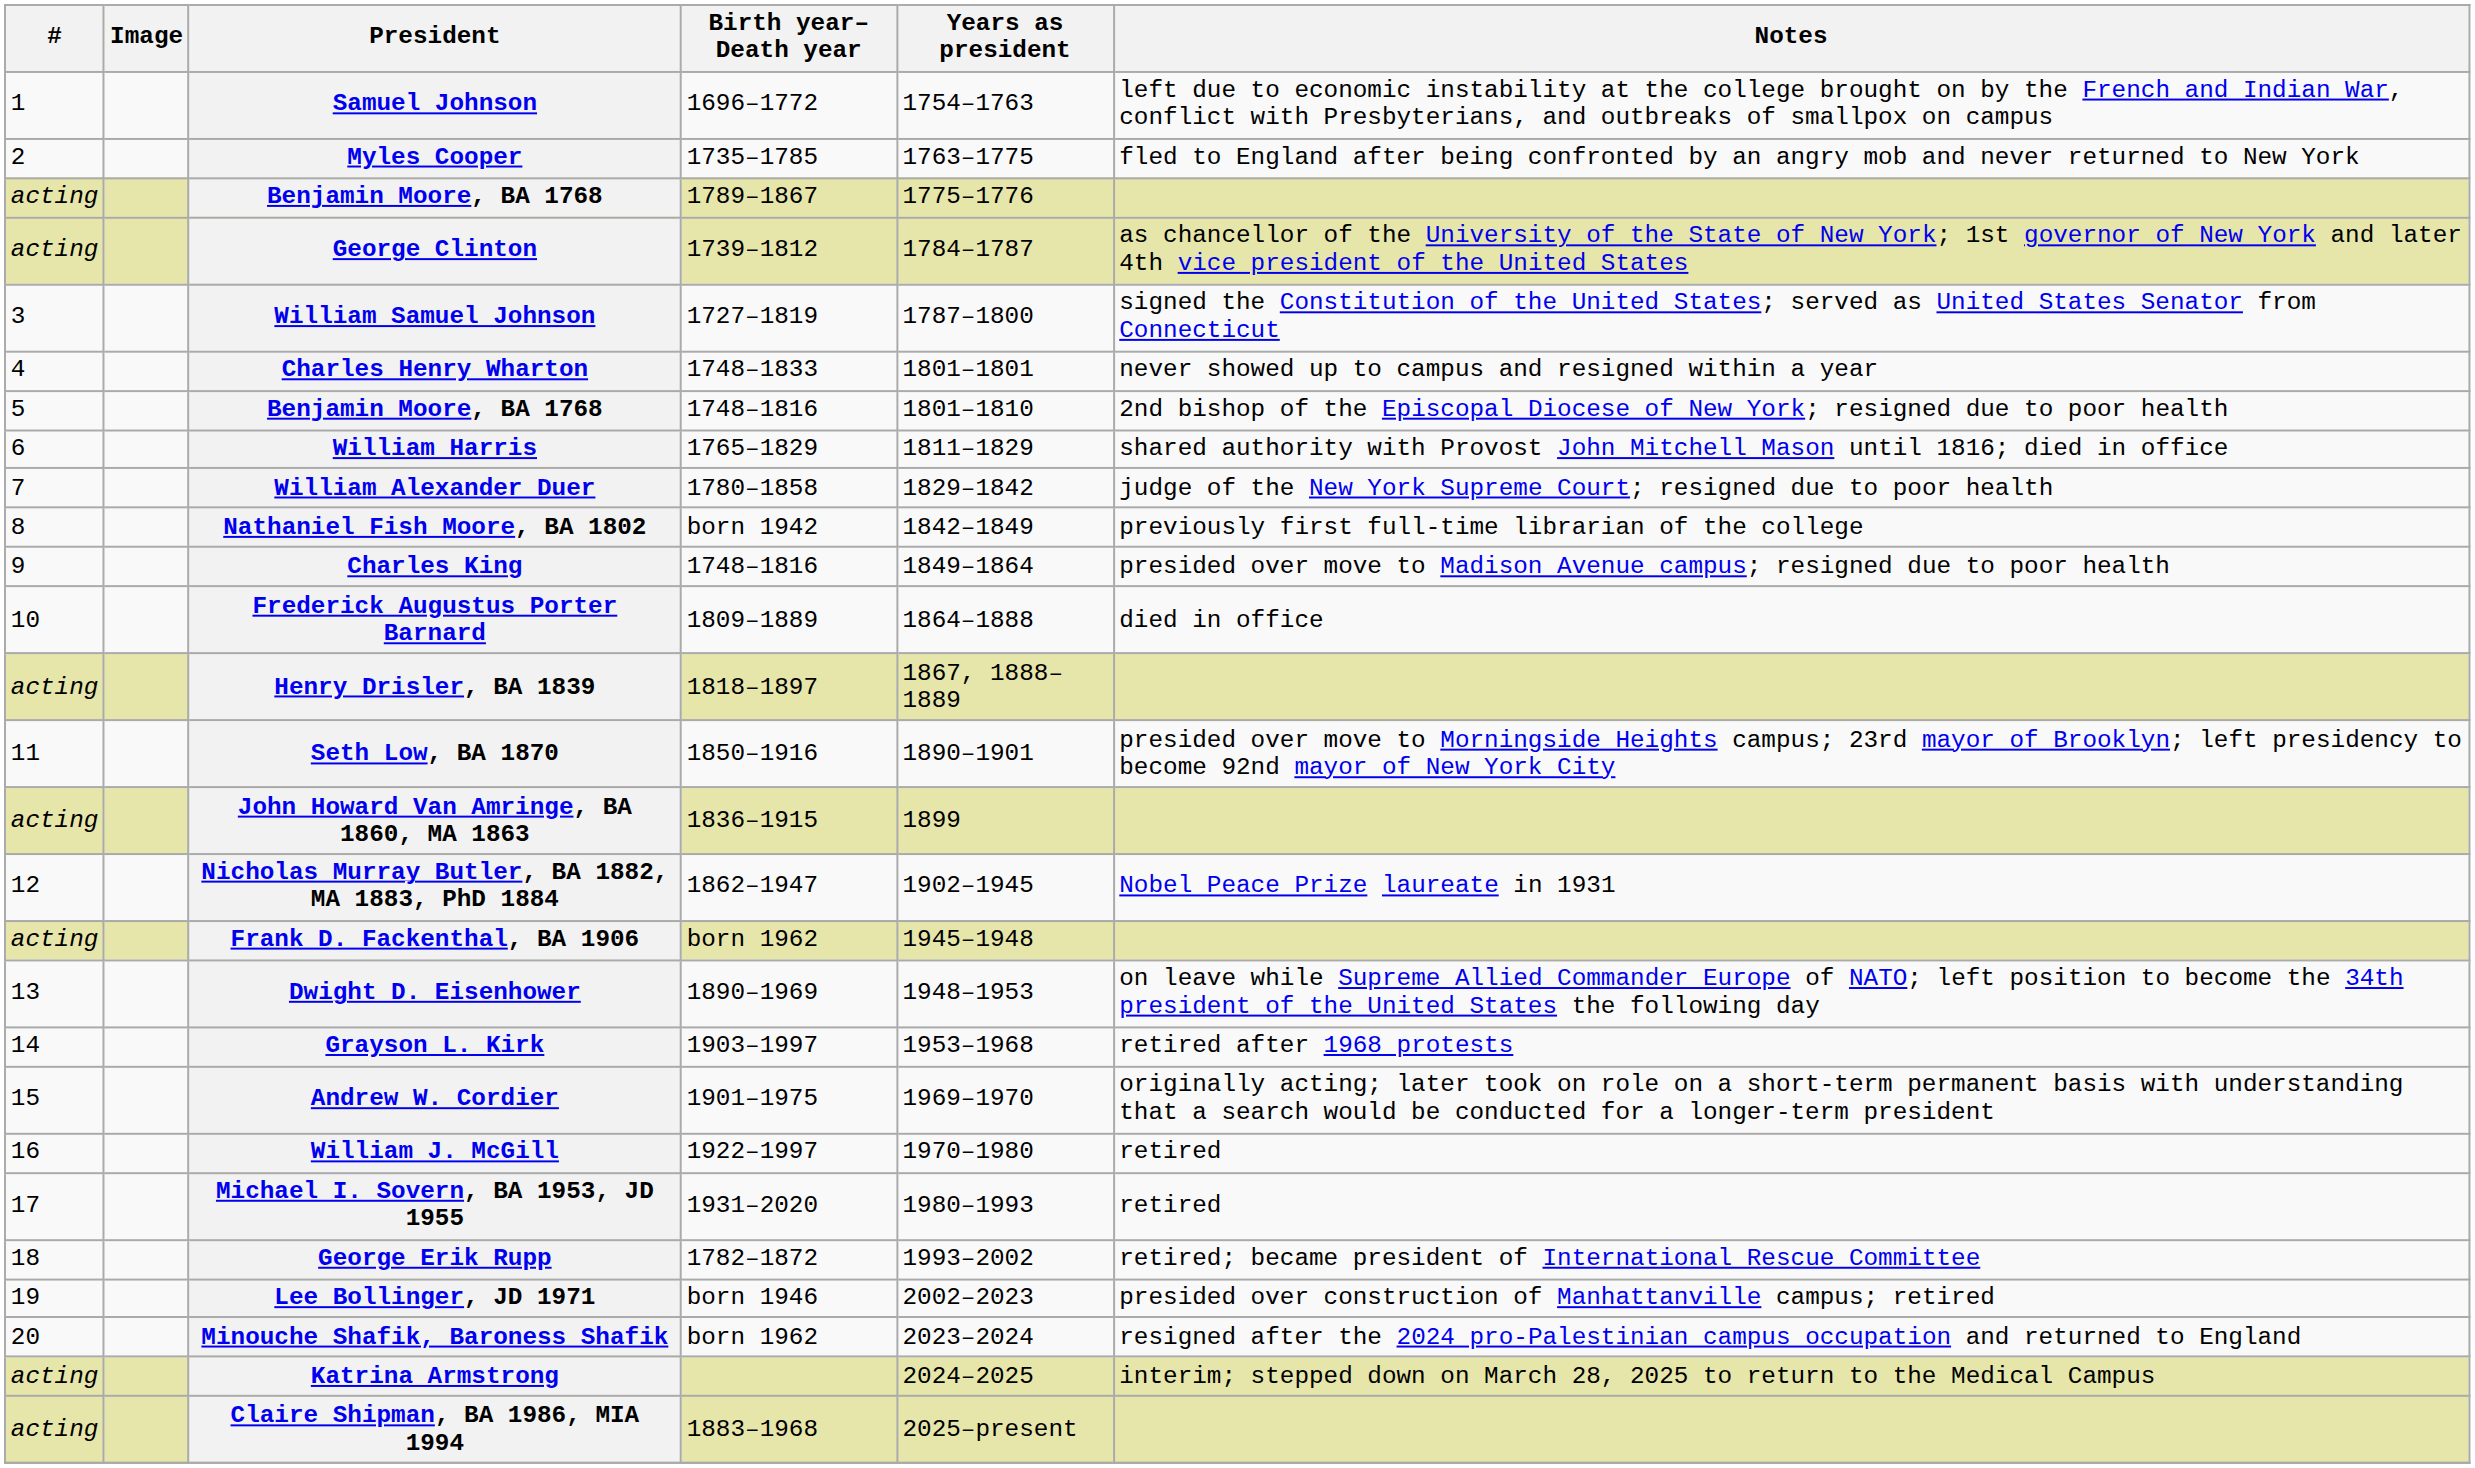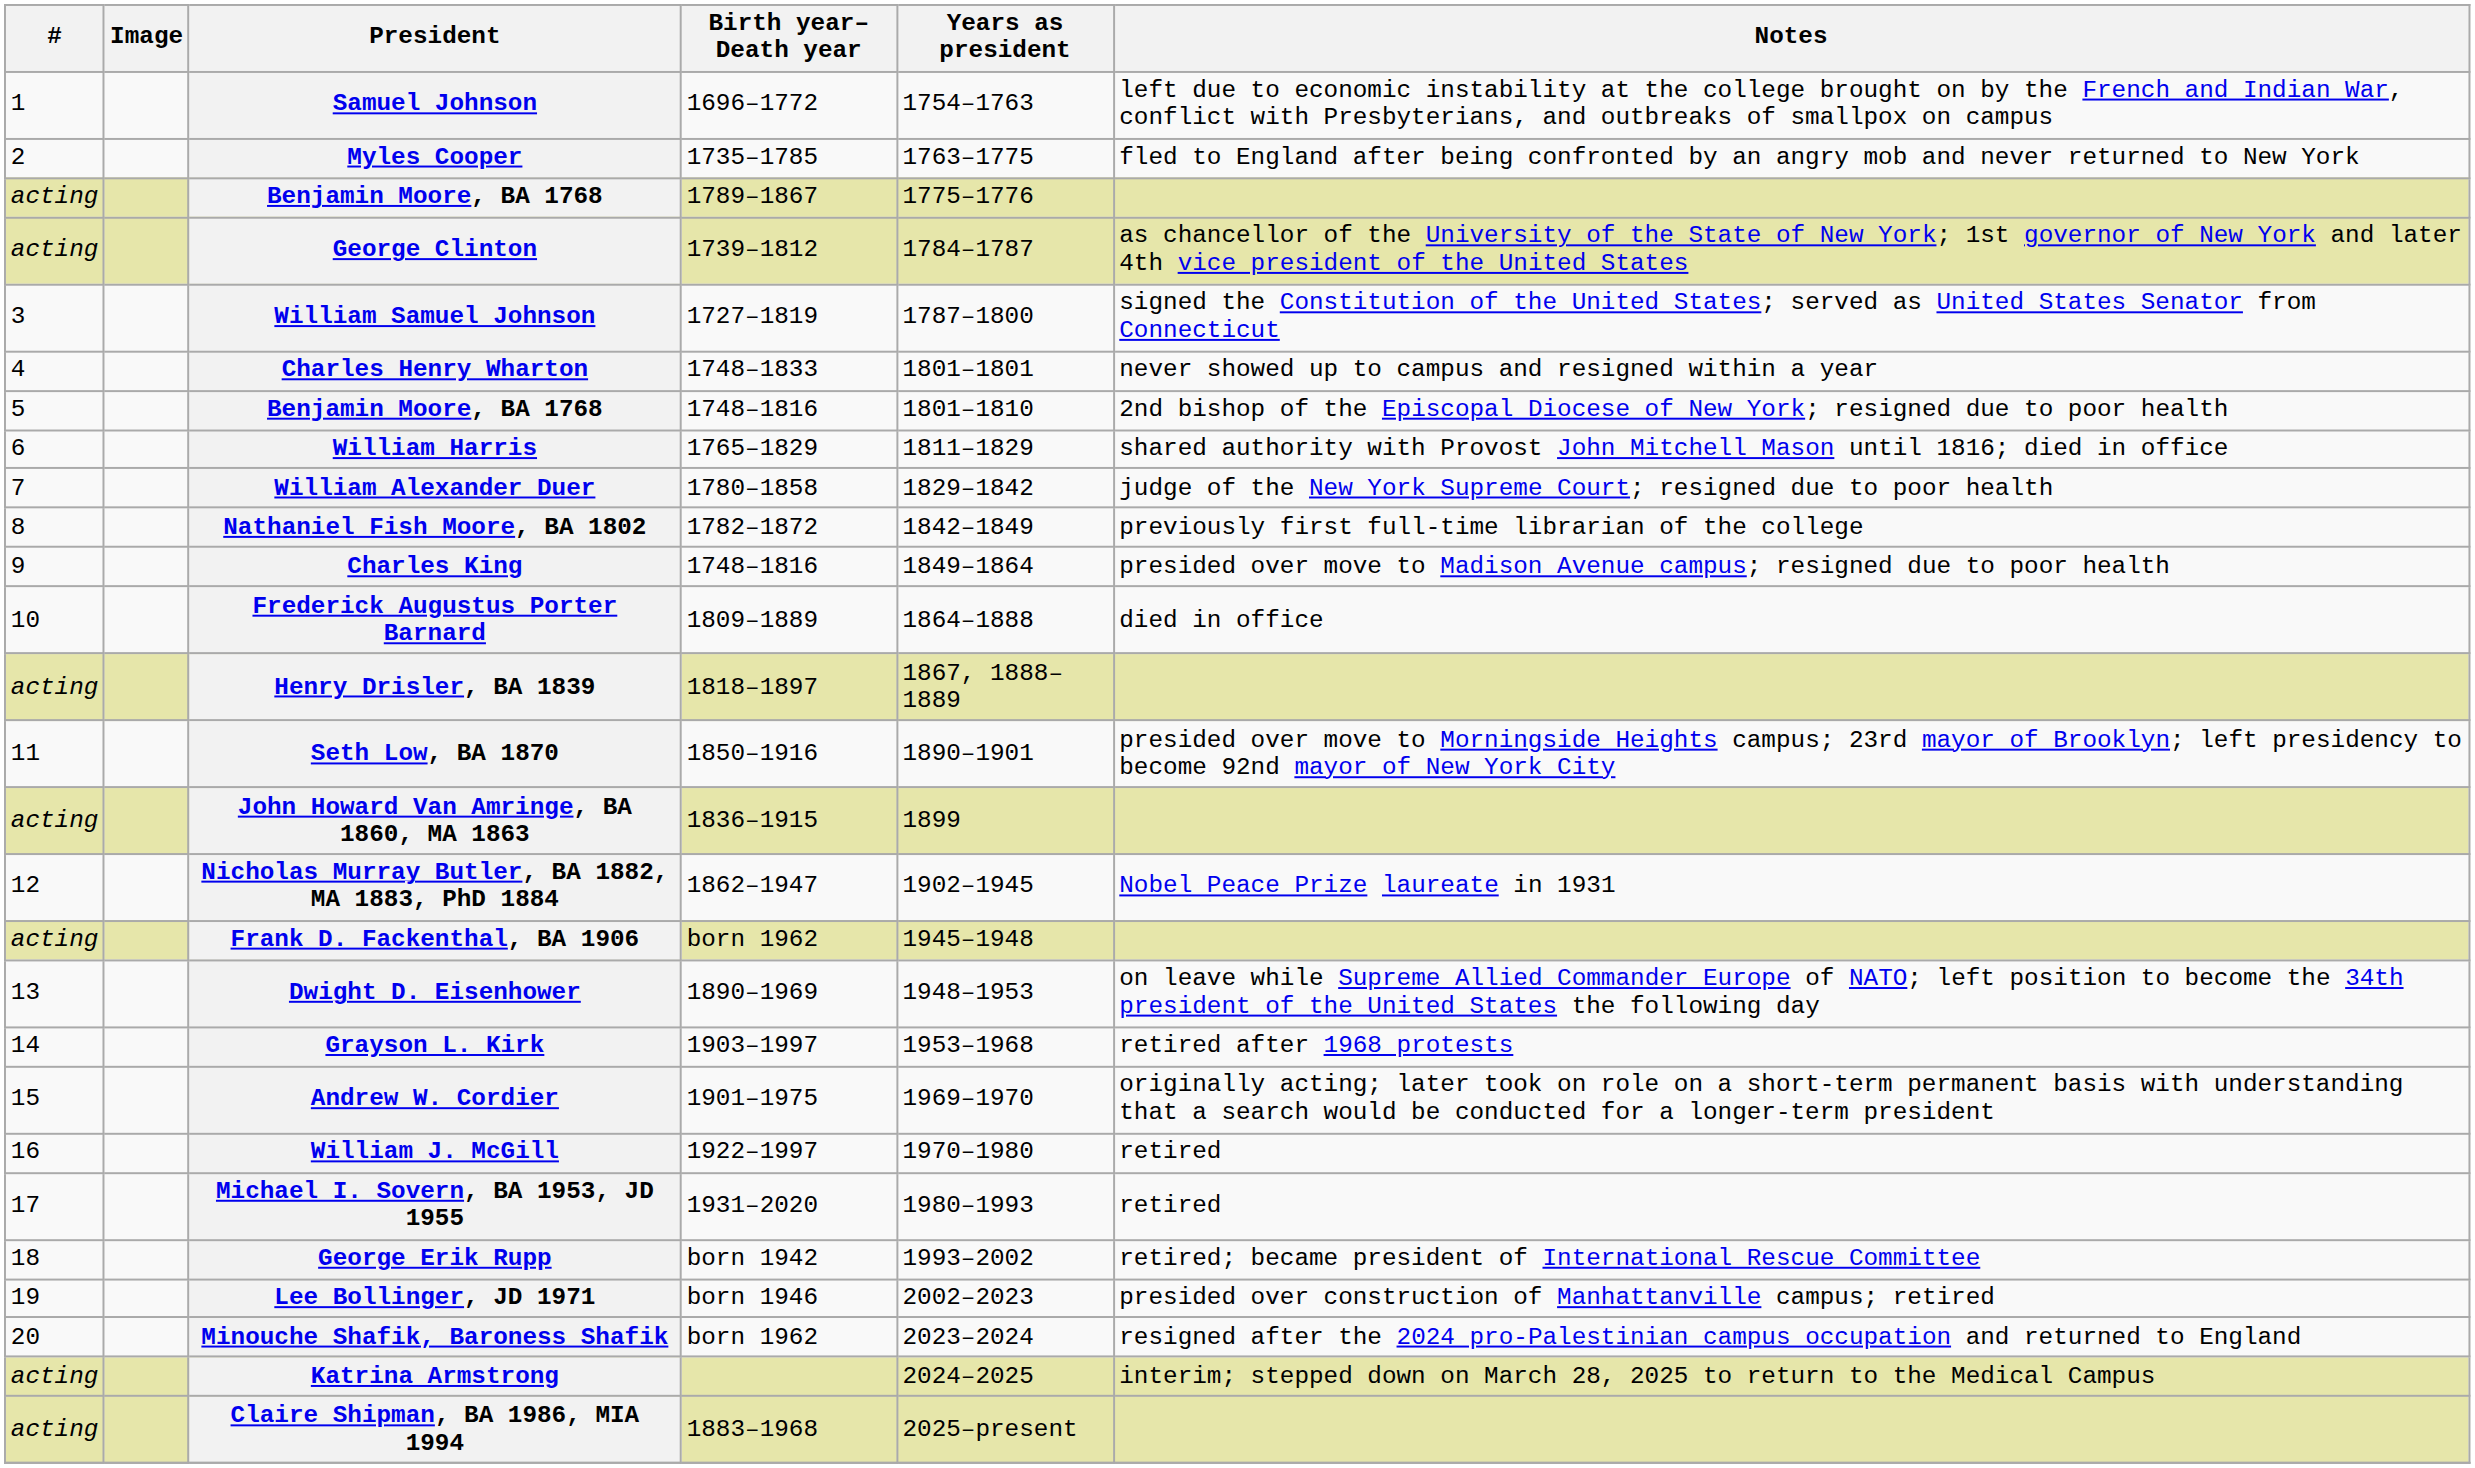(752, 528) born 1942 -> (752, 528) 1782–1872
(752, 1259) 1782–1872 -> (752, 1259) born 1942
